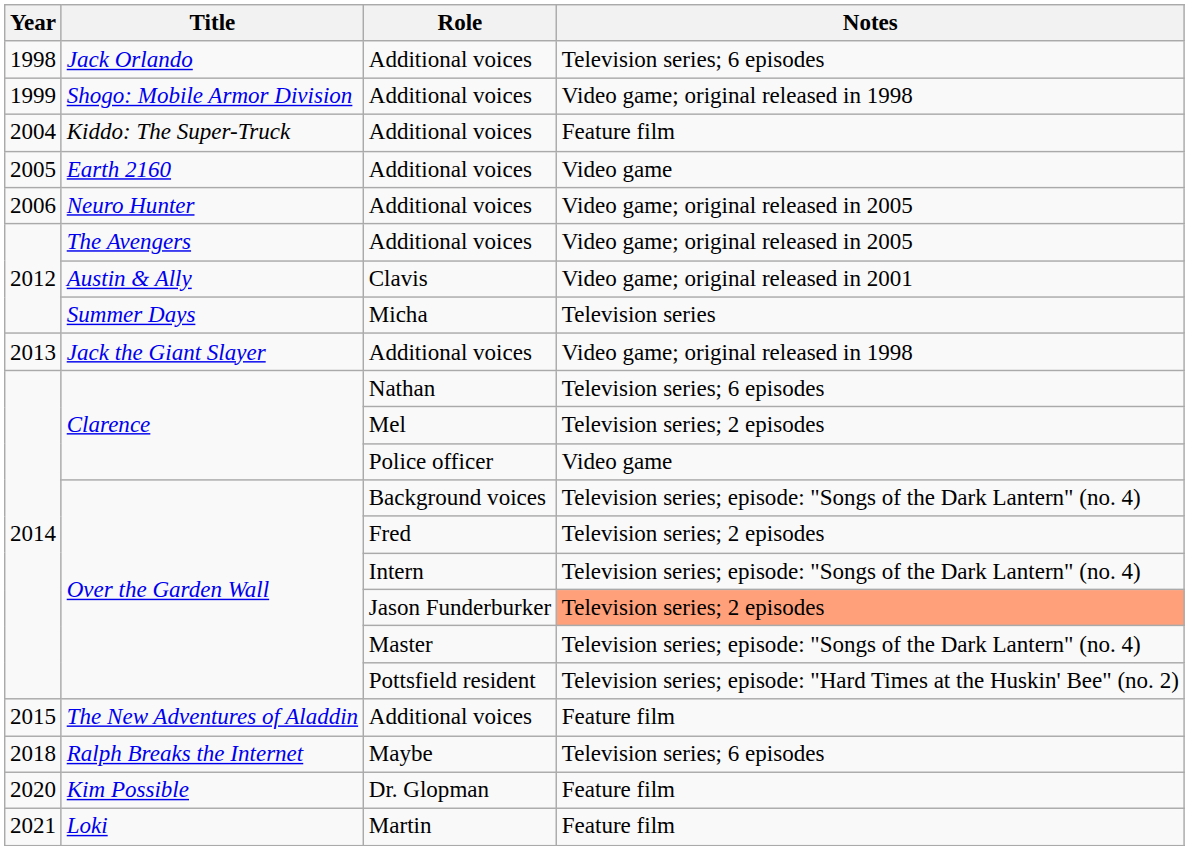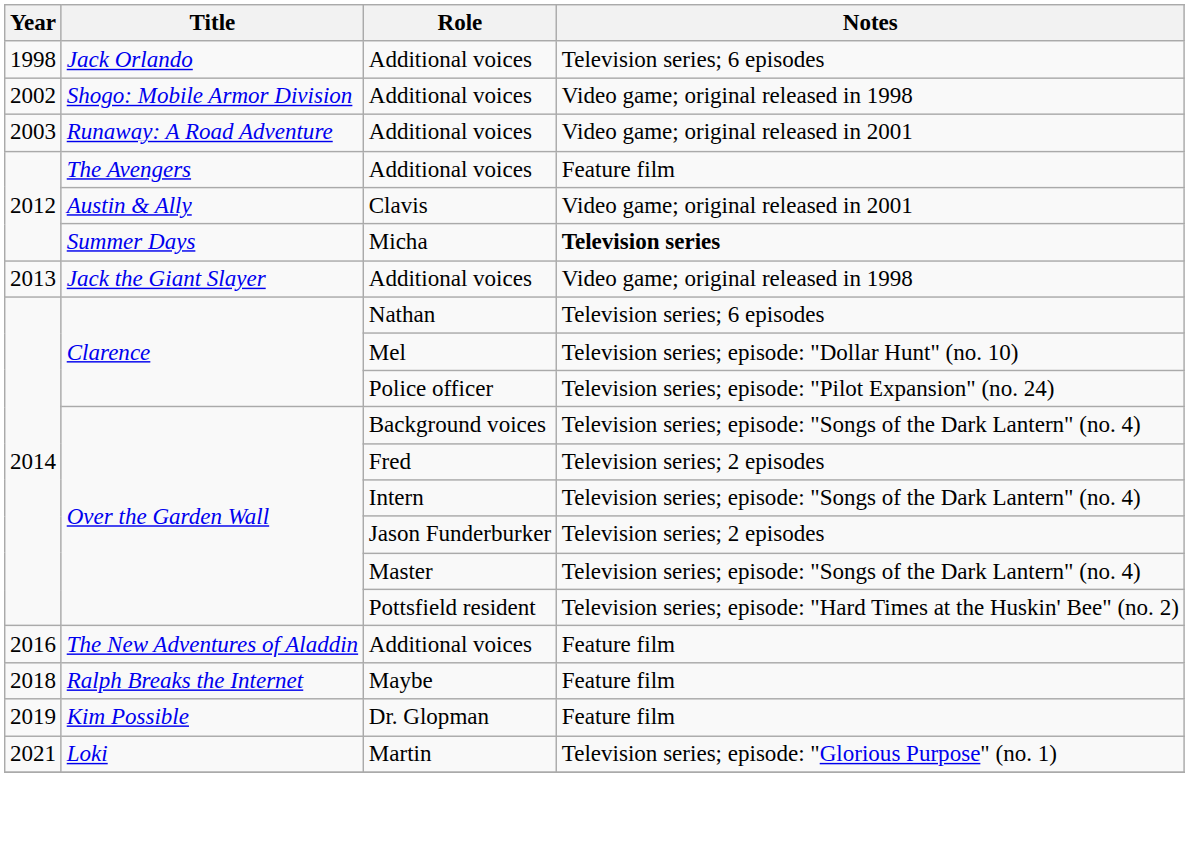(33, 95) 1999 -> (33, 95) 2002
+ row: (200, 132)
- row: (178, 132)
- row: (119, 168)
- row: (131, 205)
(737, 242) Video game; original released in 2005 -> (618, 168) Feature film
(639, 315) normal -> (641, 242) bold
(693, 424) Television series; 2 episodes -> (790, 351) Television series; episode: "Dollar Hunt" (no. 10)
(617, 461) Video game -> (808, 388) Television series; episode: "Pilot Expansion" (no. 24)
(693, 607) lightsalmon background -> (693, 534) no background
(33, 717) 2015 -> (33, 643) 2016
(693, 753) Television series; 6 episodes -> (618, 680) Feature film
(33, 790) 2020 -> (33, 717) 2019
(618, 826) Feature film -> (809, 753) Television series; episode: "Glorious Purpose" (no. 1)
